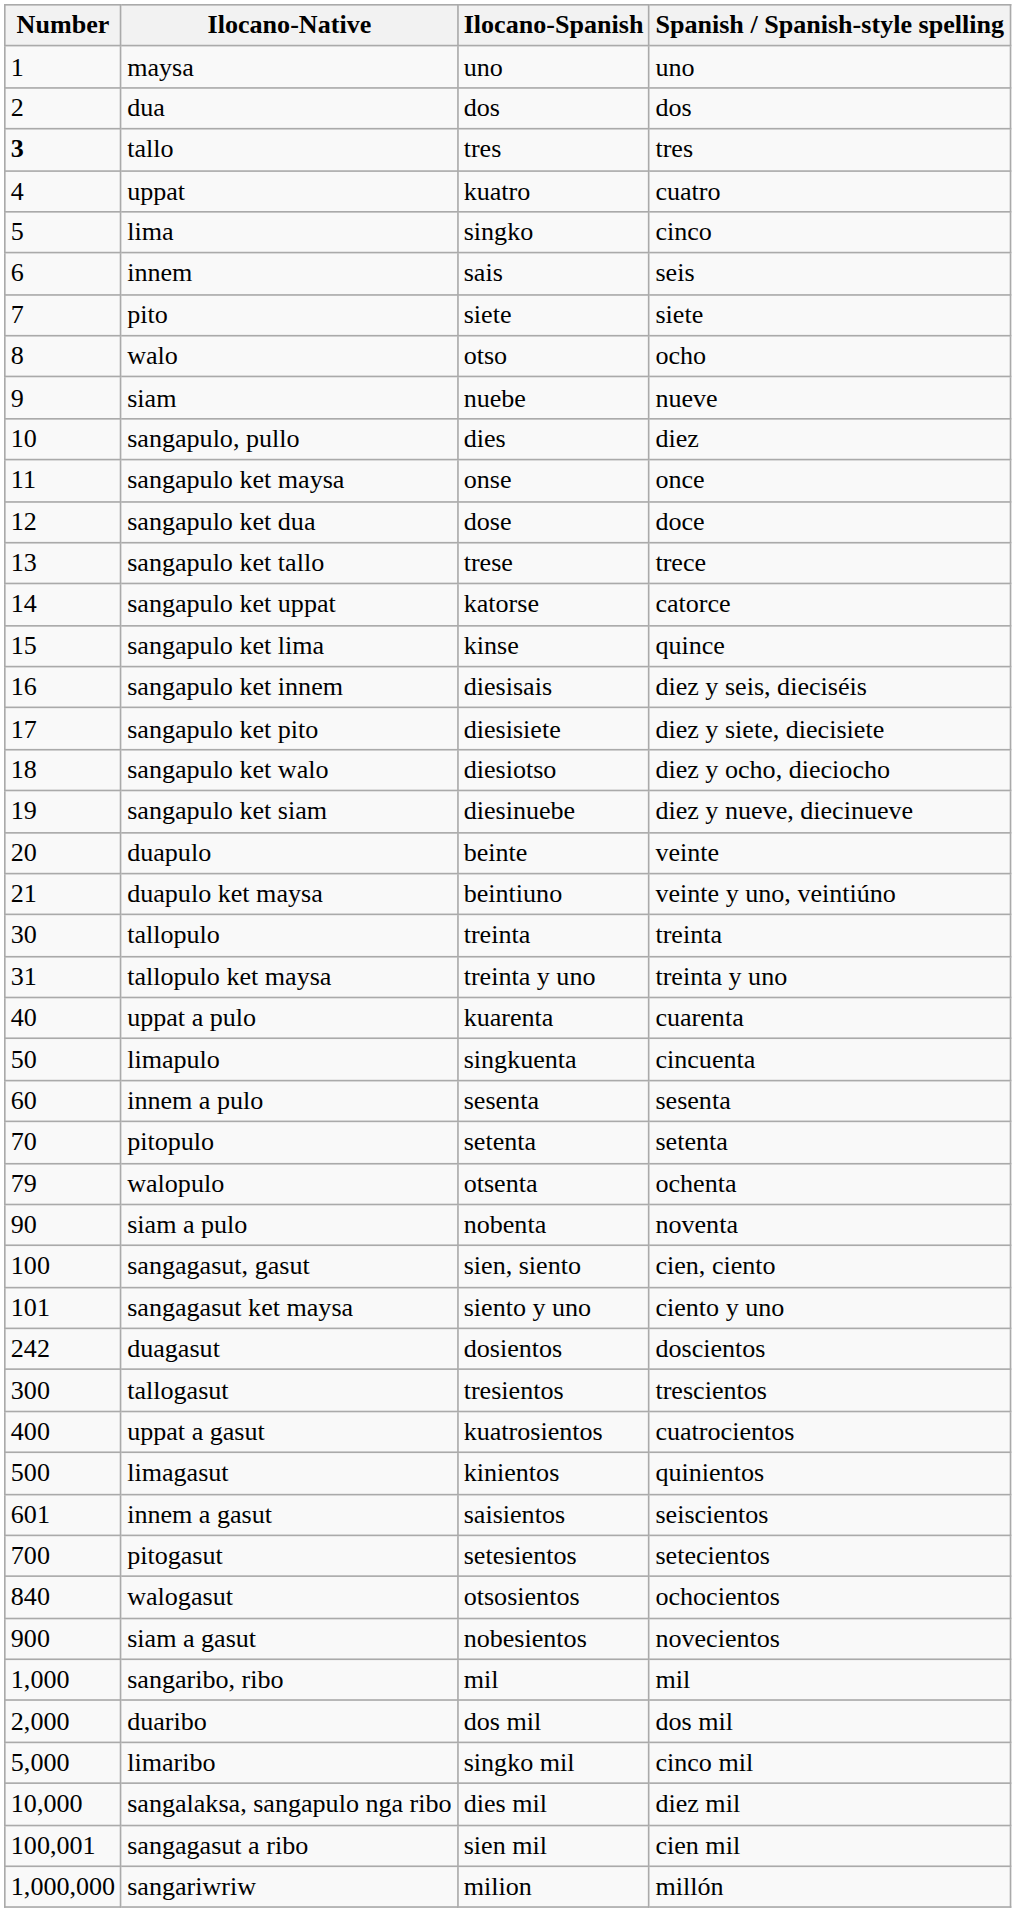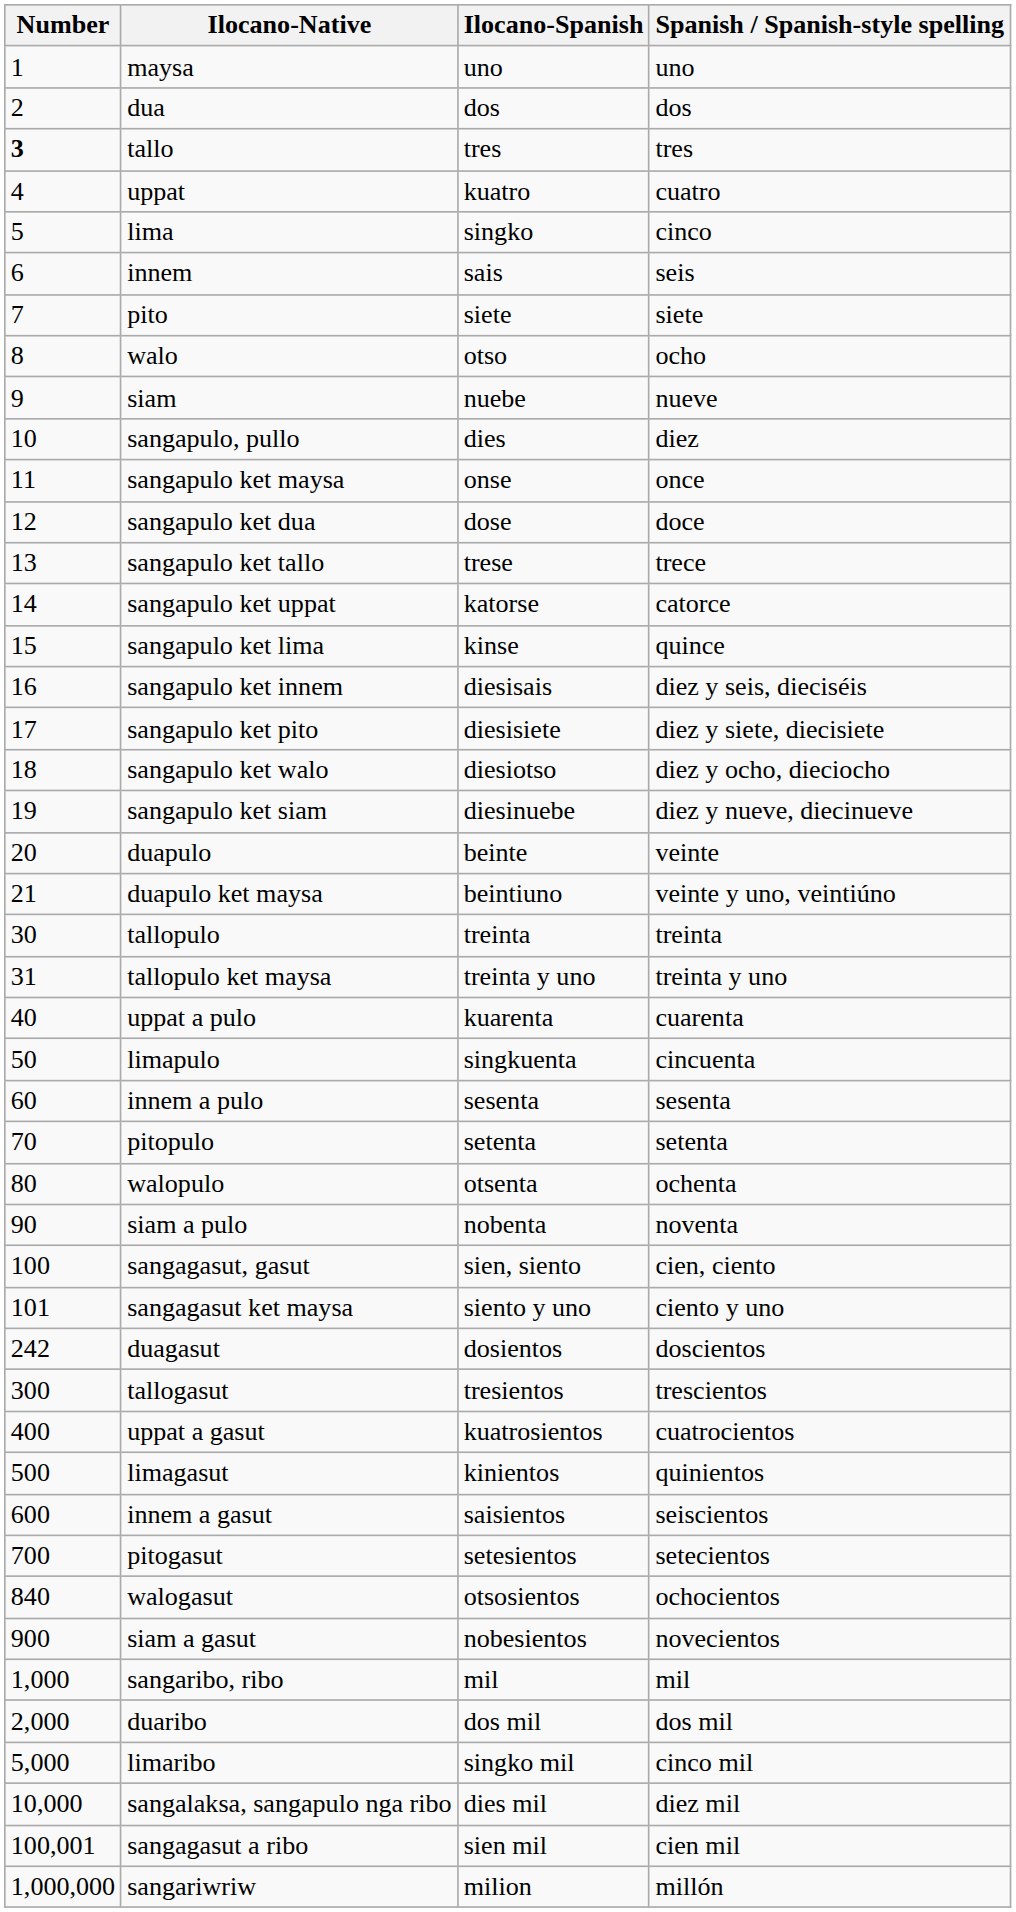(24, 1183) 79 -> (24, 1183) 80
(30, 1514) 601 -> (30, 1514) 600
